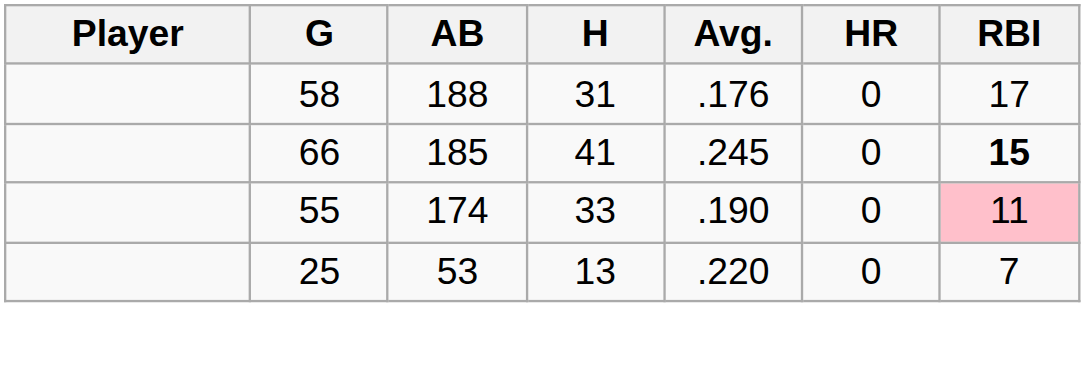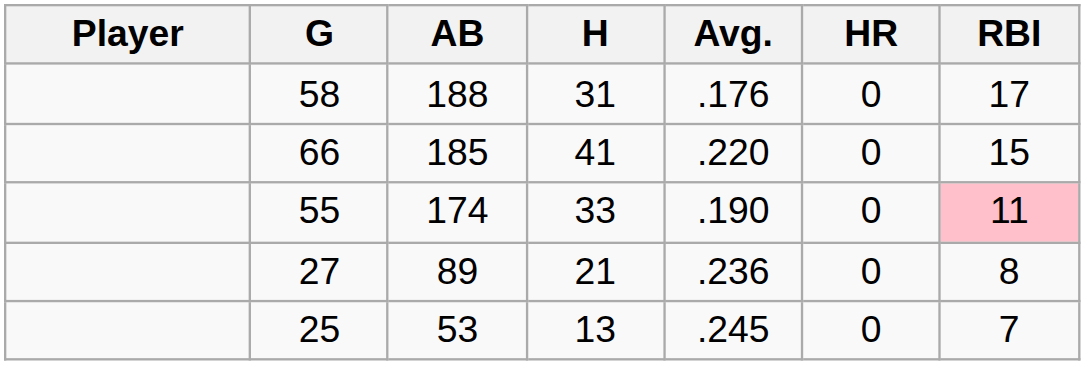(733, 152) .245 -> (733, 152) .220
(1009, 152) bold -> (1009, 152) normal
+ row: (319, 270)
(733, 270) .220 -> (733, 329) .245
